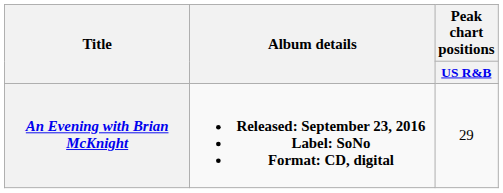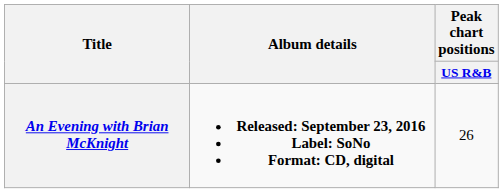(466, 135) 29 -> (466, 135) 26
